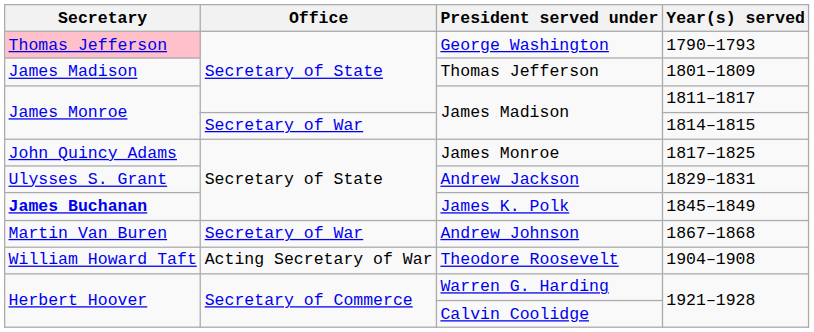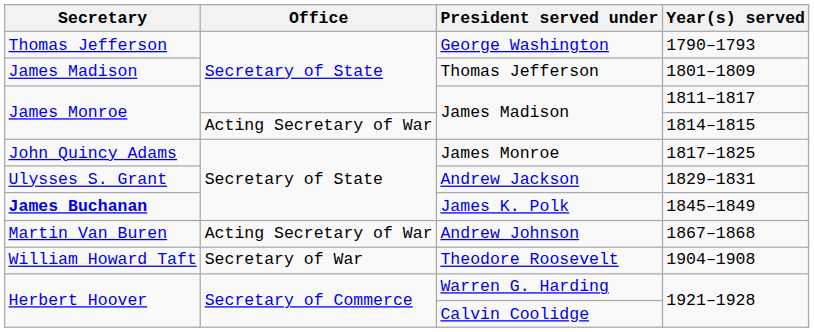(88, 45) pink background -> (88, 45) no background
(284, 126) Secretary of War -> (319, 126) Acting Secretary of War
(284, 233) Secretary of War -> (319, 233) Acting Secretary of War
(319, 260) Acting Secretary of War -> (284, 260) Secretary of War
